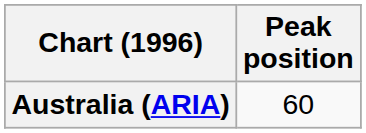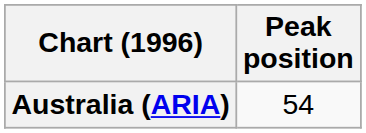(298, 104) 60 -> (298, 104) 54
